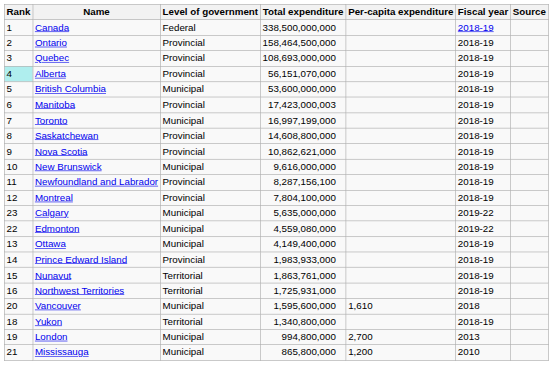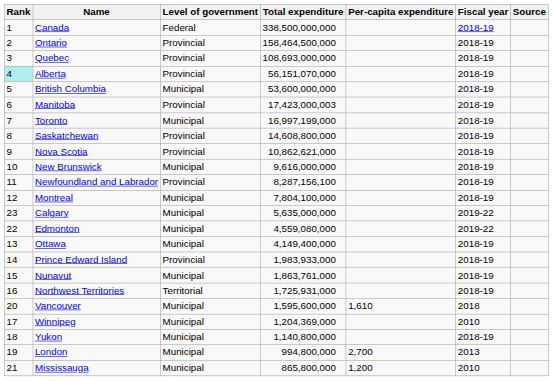(184, 197) Provincial -> (183, 197) Municipal
(183, 275) Territorial -> (183, 275) Municipal
+ row: (55, 321)
(183, 321) Territorial -> (183, 337) Municipal
(305, 321) 1,340,800,000 -> (305, 337) 1,140,800,000
